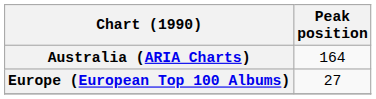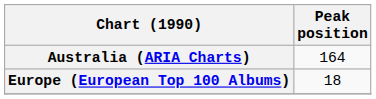(332, 81) 27 -> (332, 81) 18
